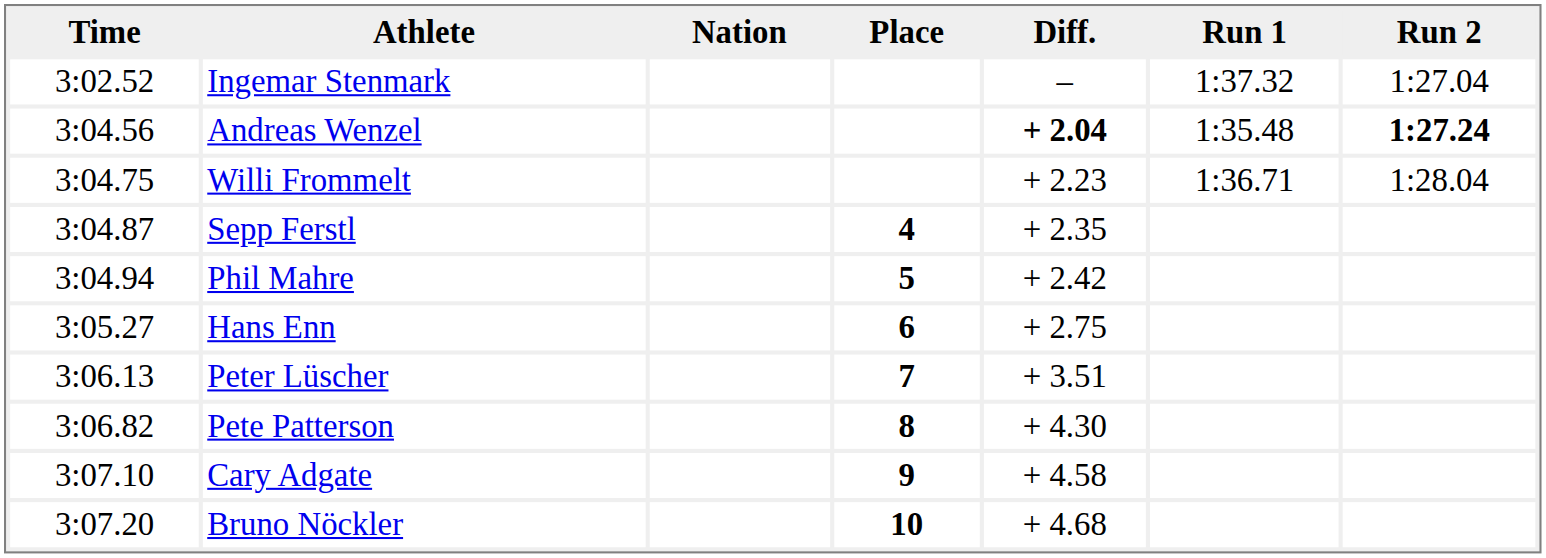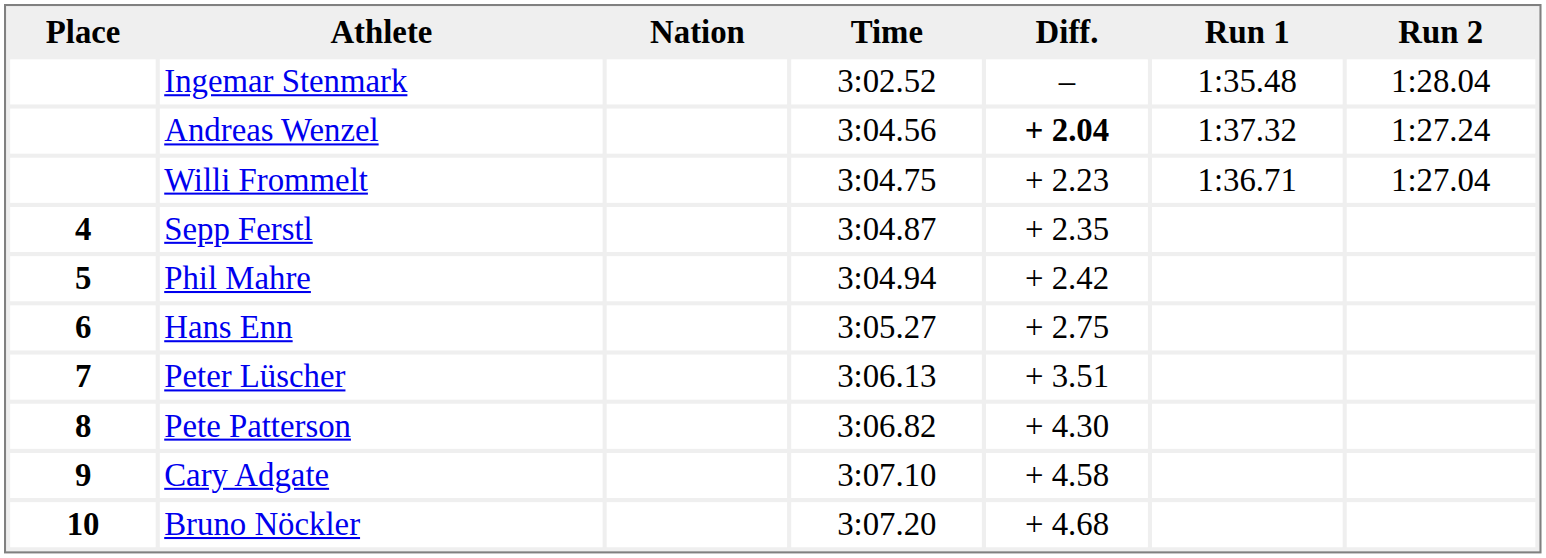columns swapped: (907, 32) <-> (105, 32)
(1245, 81) 1:37.32 -> (1247, 81) 1:35.48
(1439, 81) 1:27.04 -> (1441, 81) 1:28.04
(1245, 130) 1:35.48 -> (1247, 130) 1:37.32
(1439, 130) bold -> (1441, 130) normal
(1439, 179) 1:28.04 -> (1441, 179) 1:27.04
